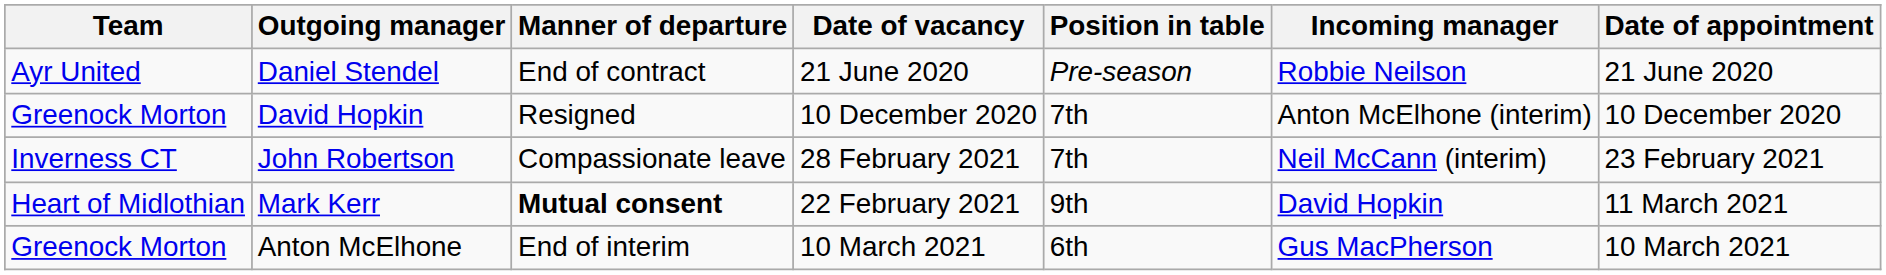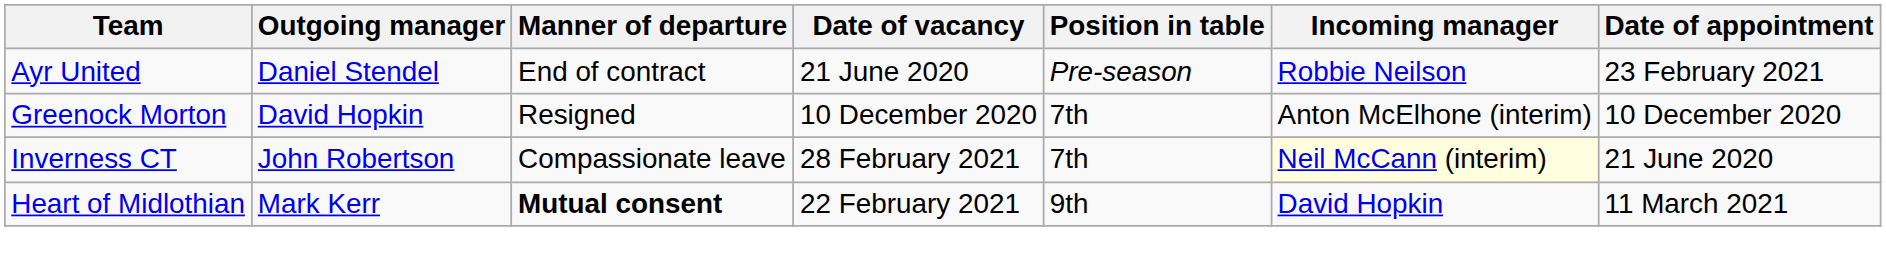(1689, 70) 21 June 2020 -> (1714, 70) 23 February 2021
(1412, 159) no background -> (1412, 159) lightyellow background
(1714, 159) 23 February 2021 -> (1689, 159) 21 June 2020
- row: (360, 247)
